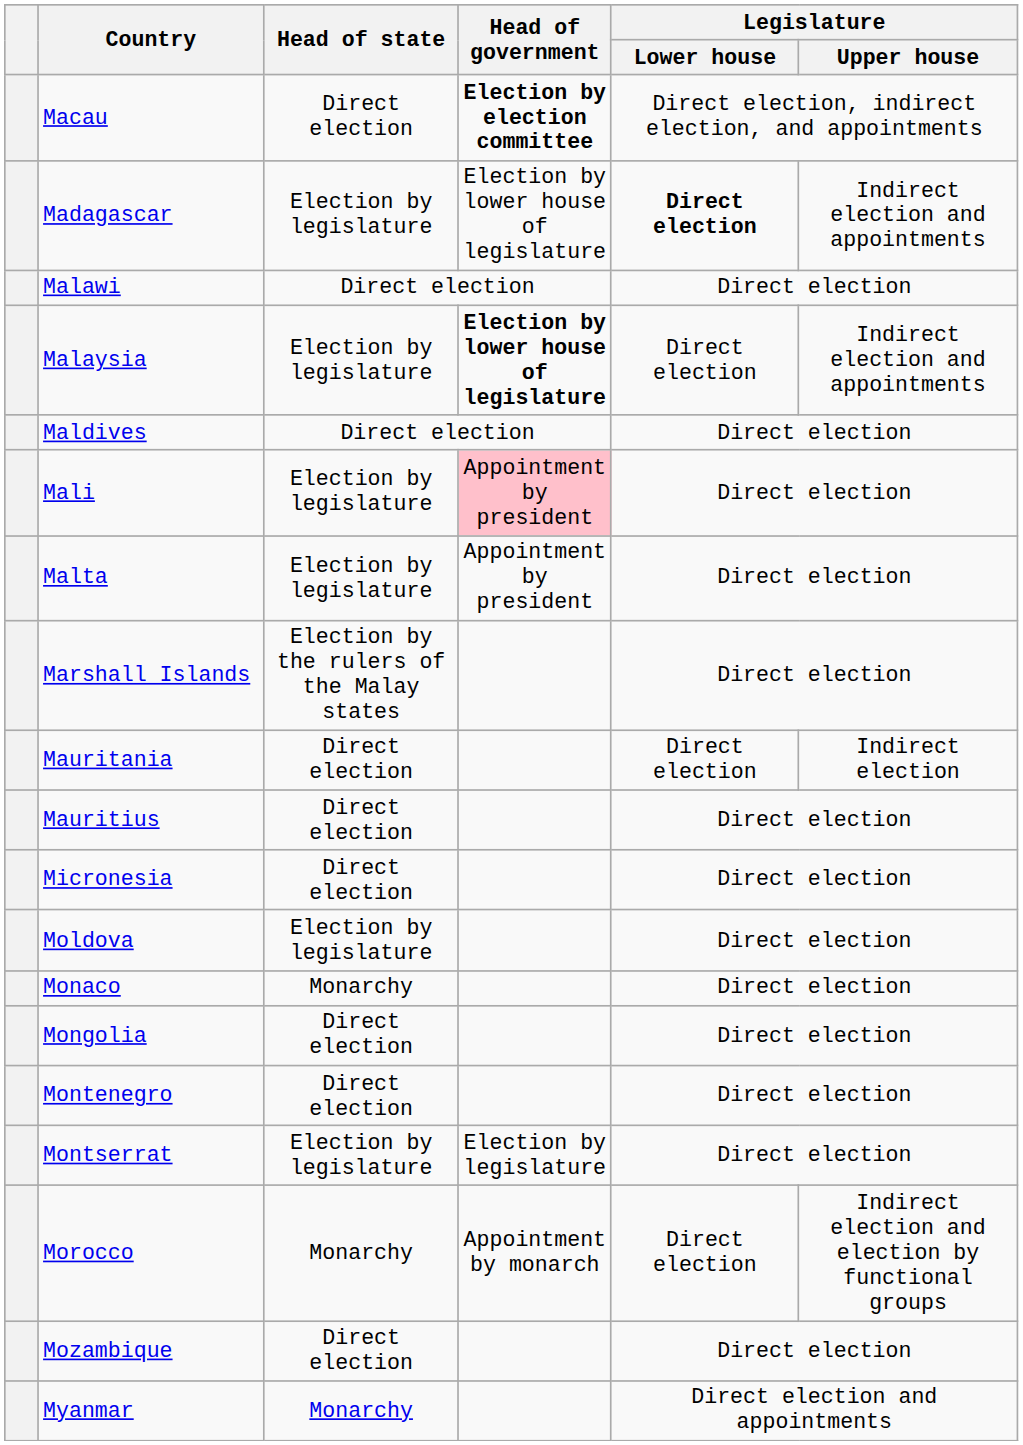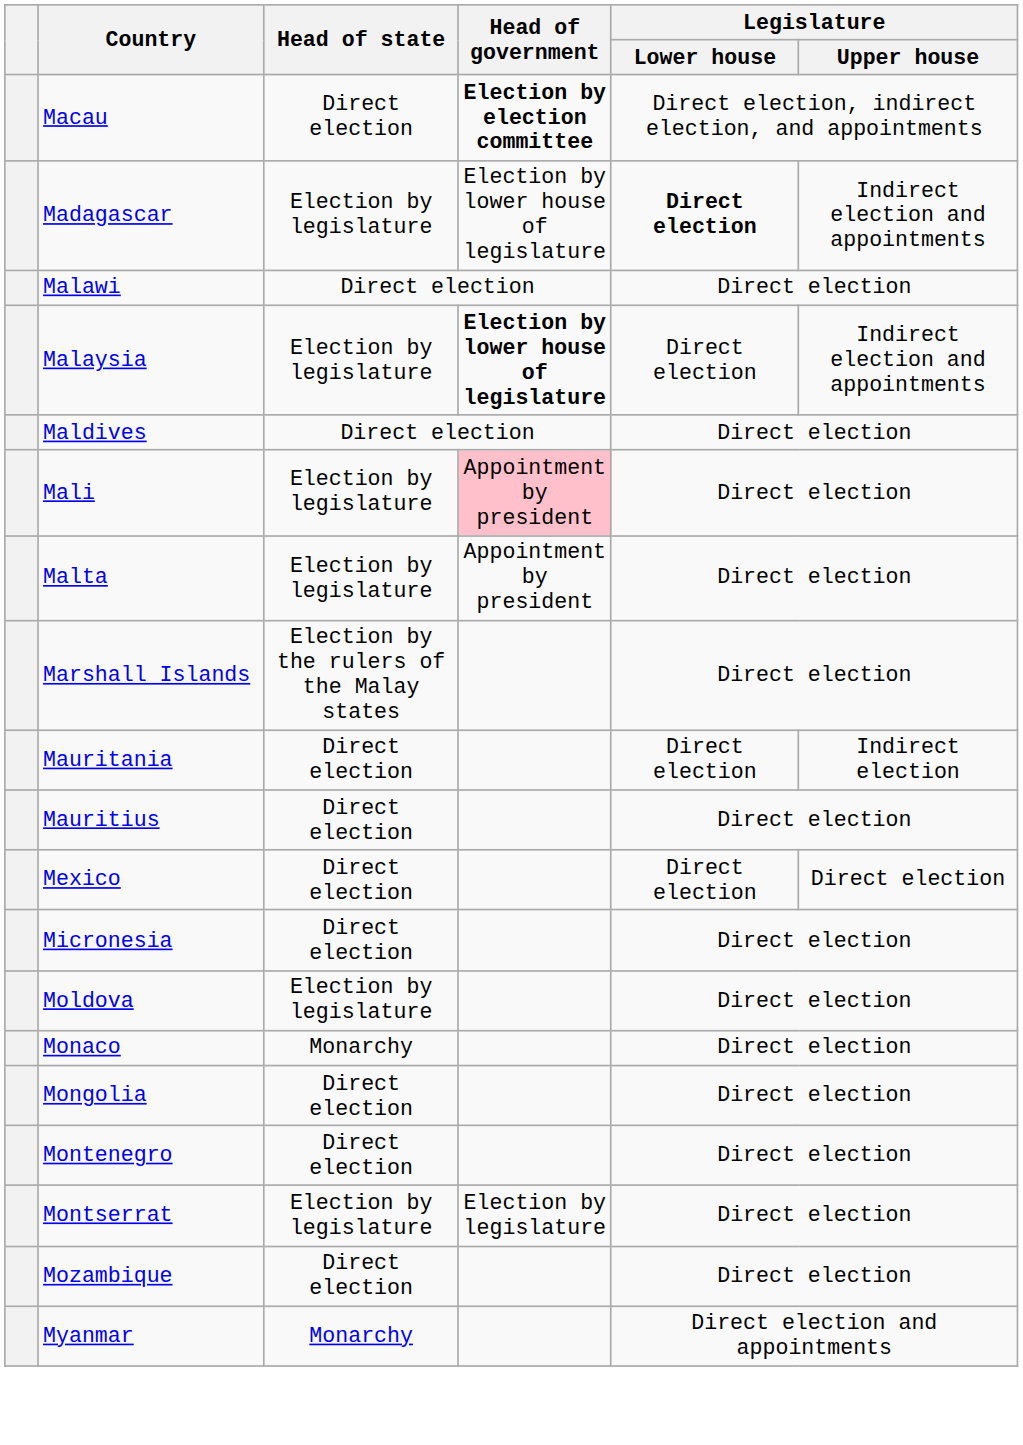+ row: (82, 880)
- row: (88, 1253)
